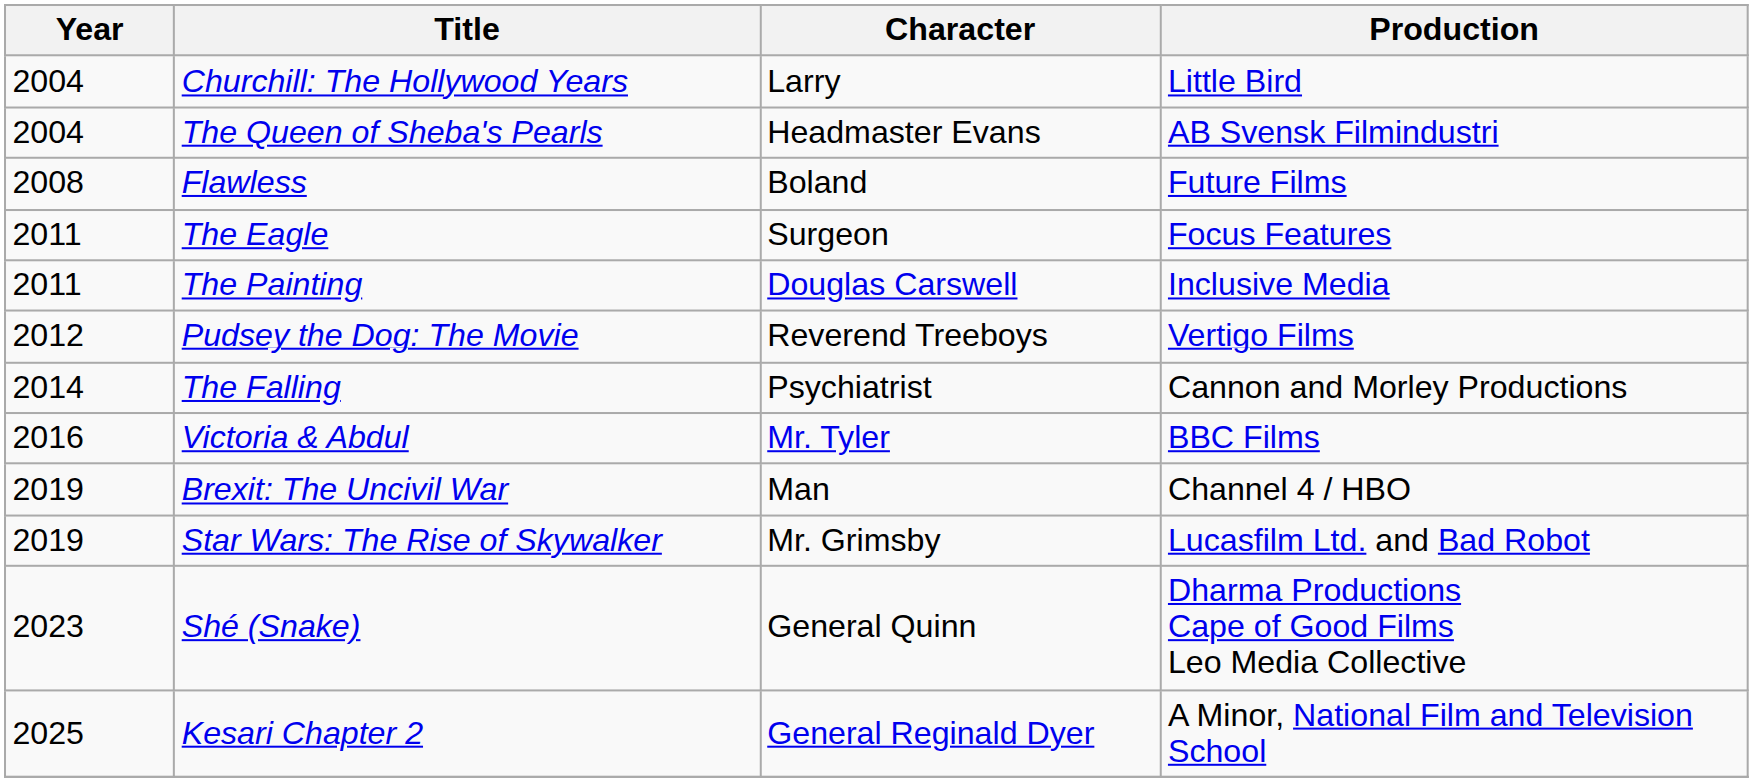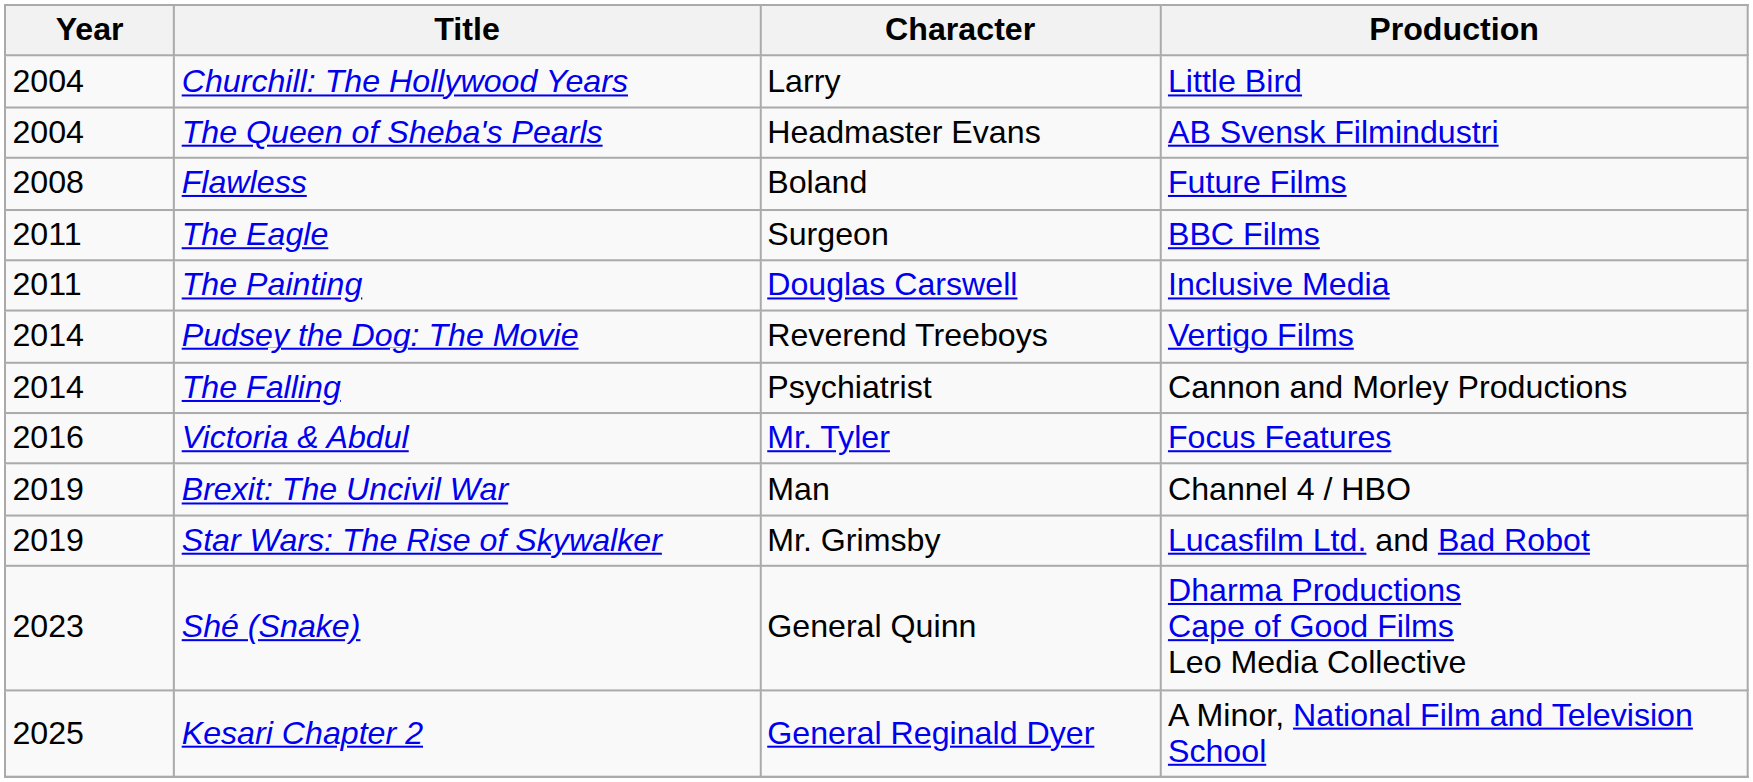(1280, 234) Focus Features -> (1244, 234) BBC Films
(48, 336) 2012 -> (48, 336) 2014
(1244, 438) BBC Films -> (1280, 438) Focus Features
